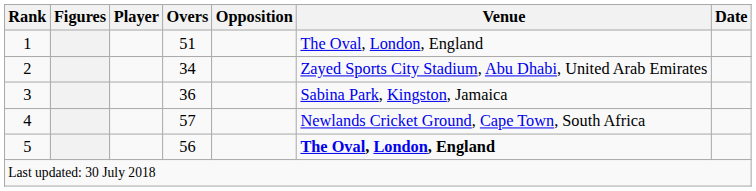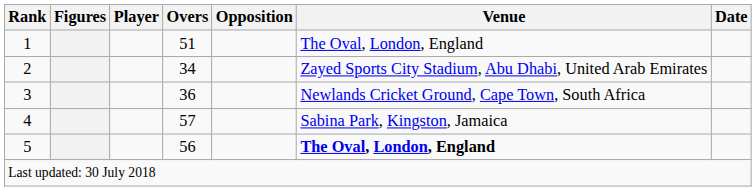(404, 95) Sabina Park, Kingston, Jamaica -> (473, 95) Newlands Cricket Ground, Cape Town, South Africa
(473, 120) Newlands Cricket Ground, Cape Town, South Africa -> (404, 120) Sabina Park, Kingston, Jamaica
